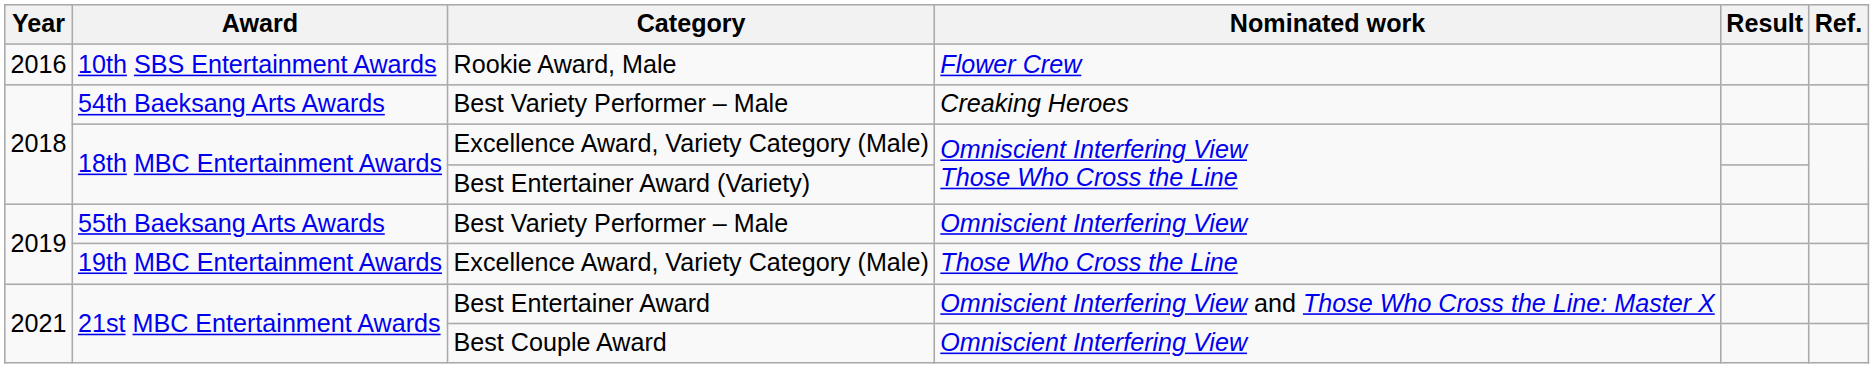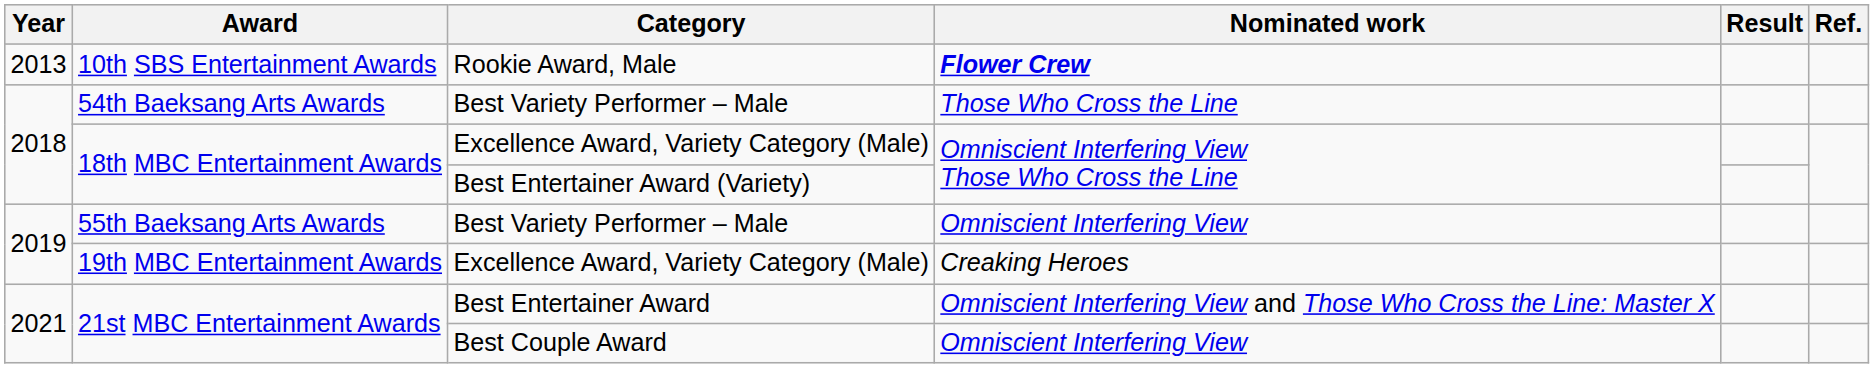(39, 64) 2016 -> (39, 64) 2013
(1011, 64) normal -> (1015, 64) bold
(1035, 104) Creaking Heroes -> (1089, 104) Those Who Cross the Line
(1089, 263) Those Who Cross the Line -> (1035, 263) Creaking Heroes
